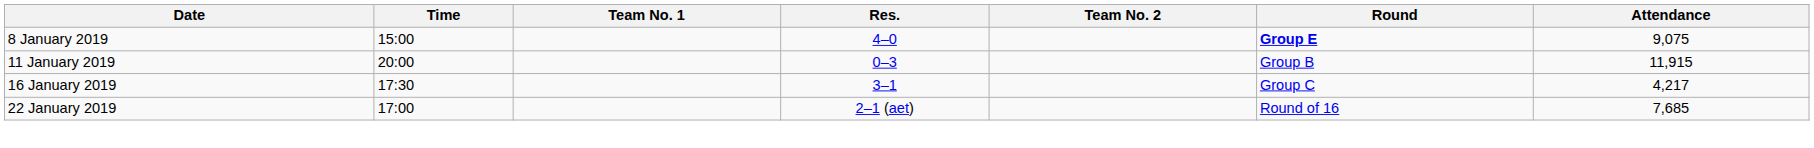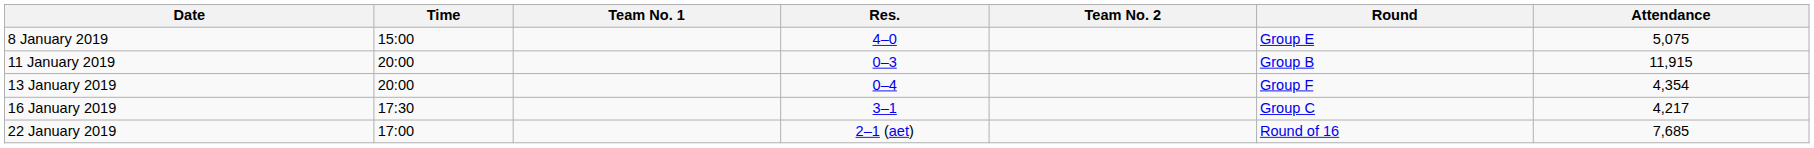(1289, 39) bold -> (1287, 39) normal
(1671, 39) 9,075 -> (1671, 39) 5,075
+ row: (62, 85)
